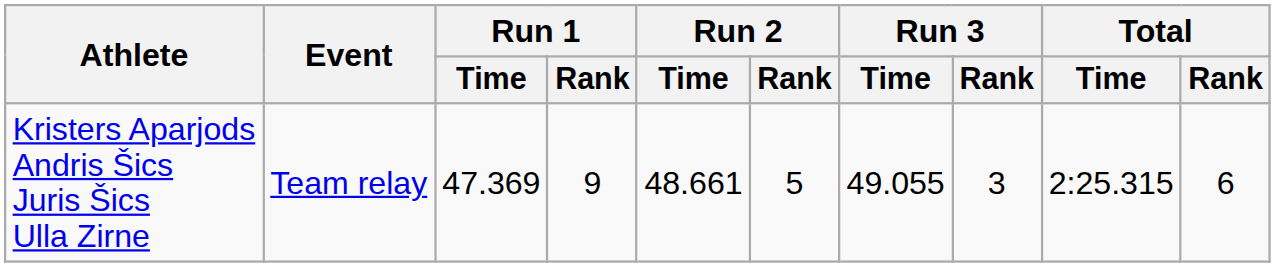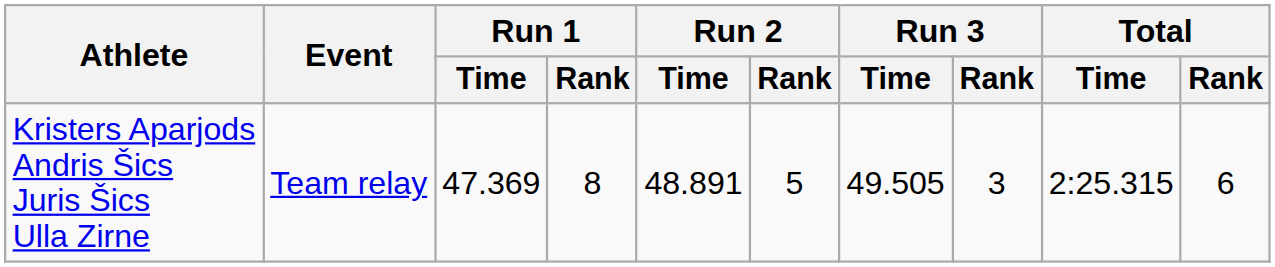(592, 183) 9 -> (592, 183) 8
(694, 183) 48.661 -> (694, 183) 48.891
(896, 183) 49.055 -> (896, 183) 49.505
